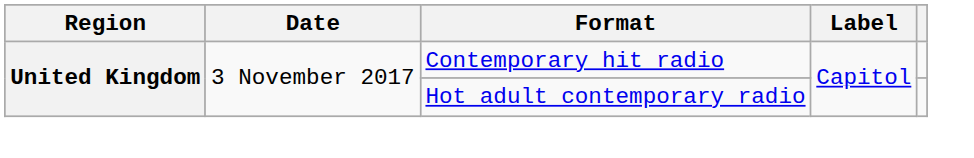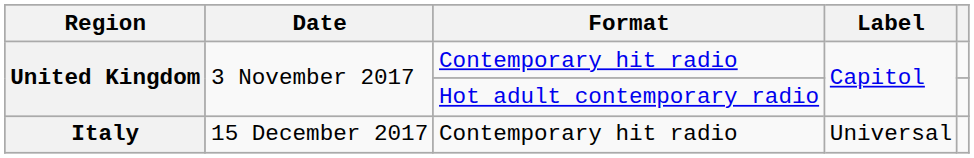+ row: (105, 134)
